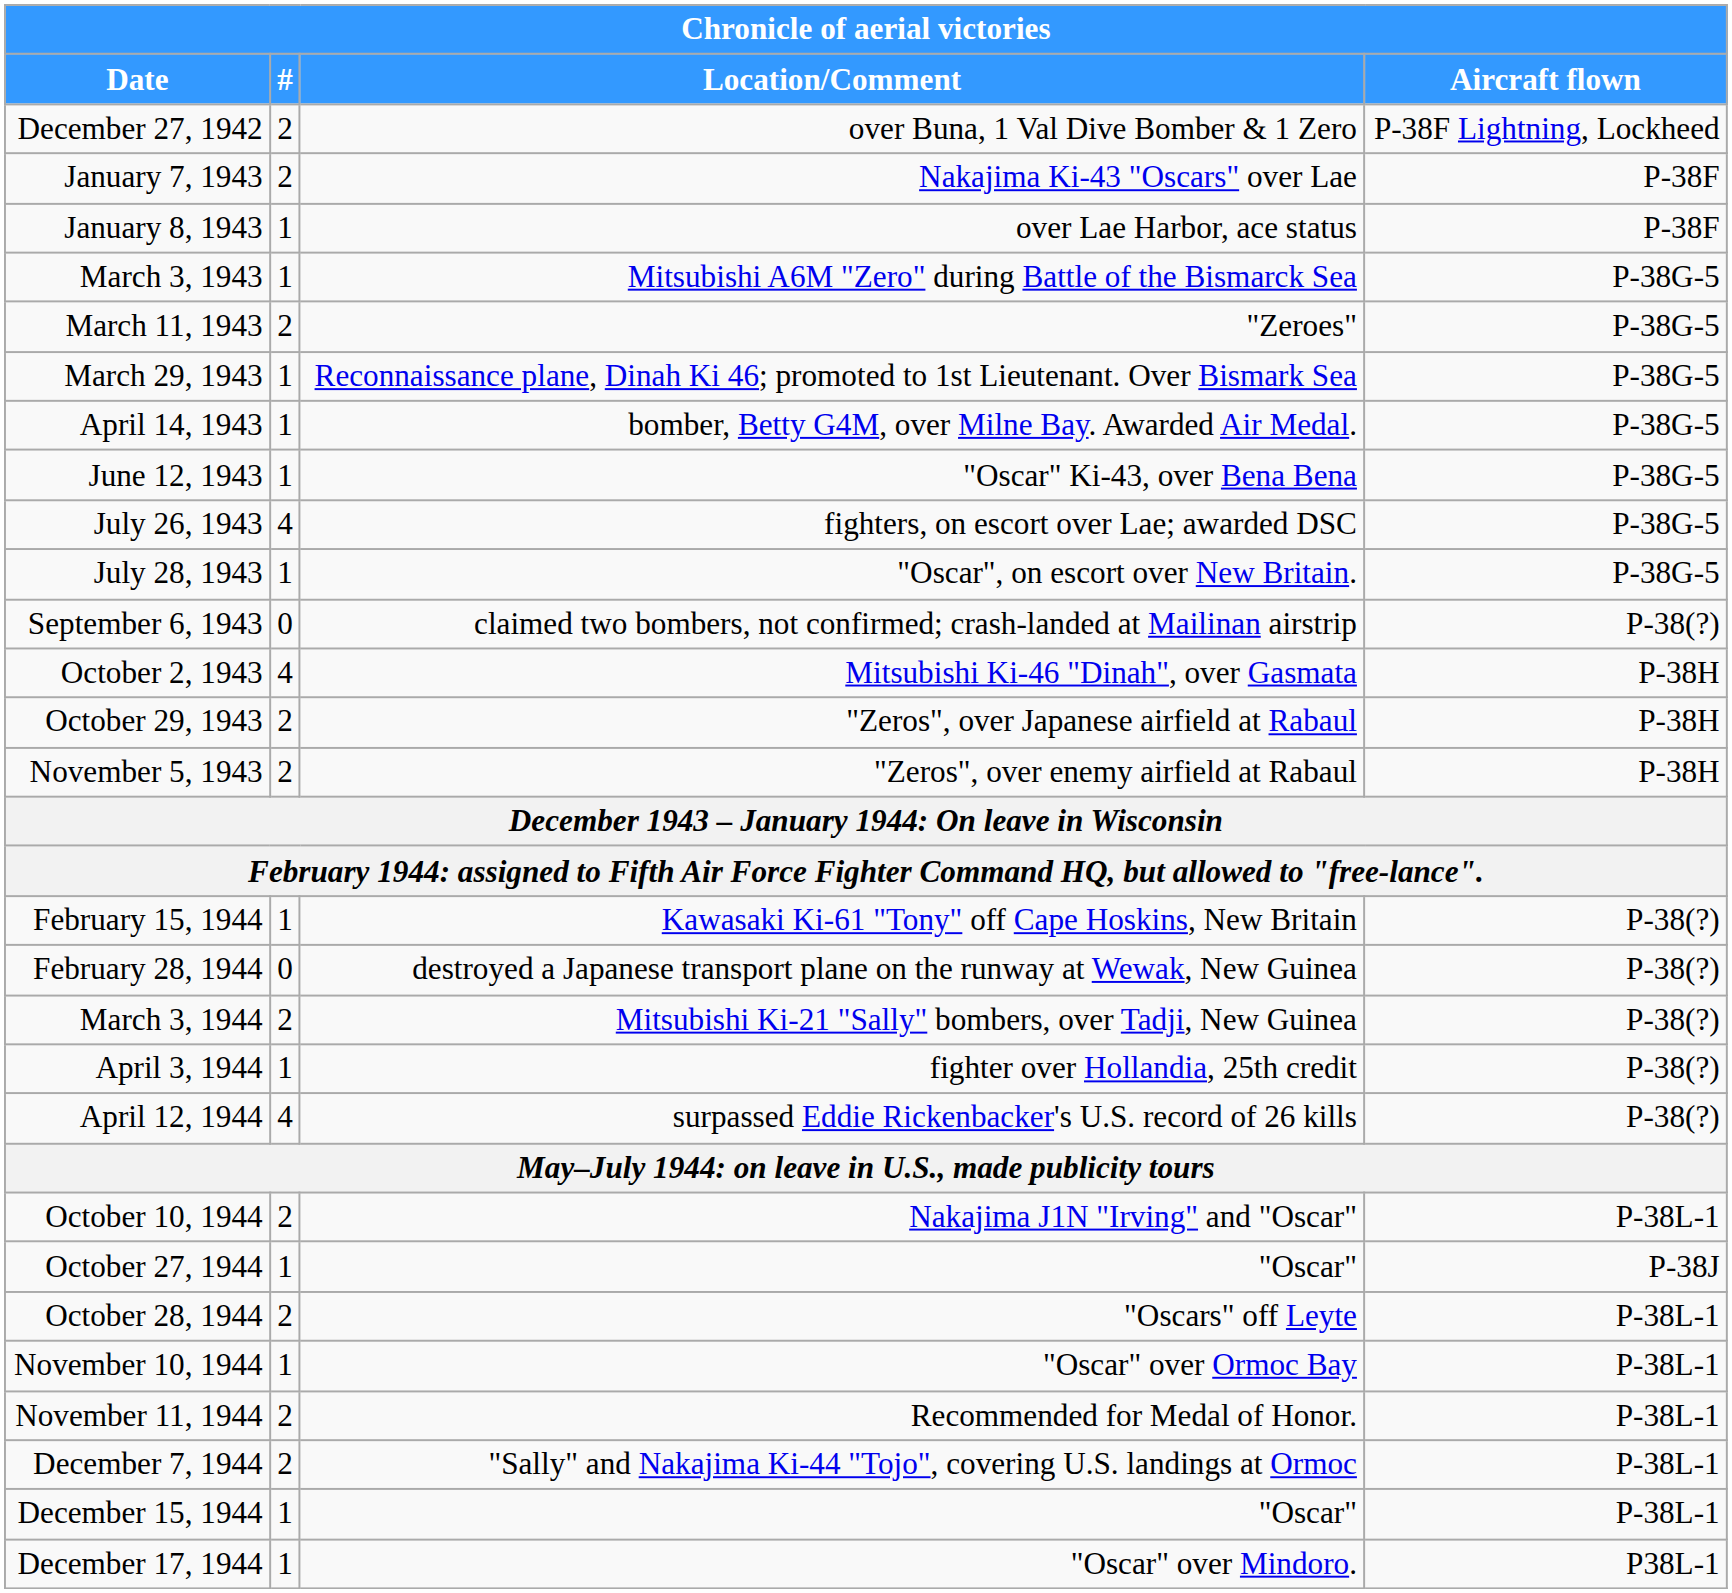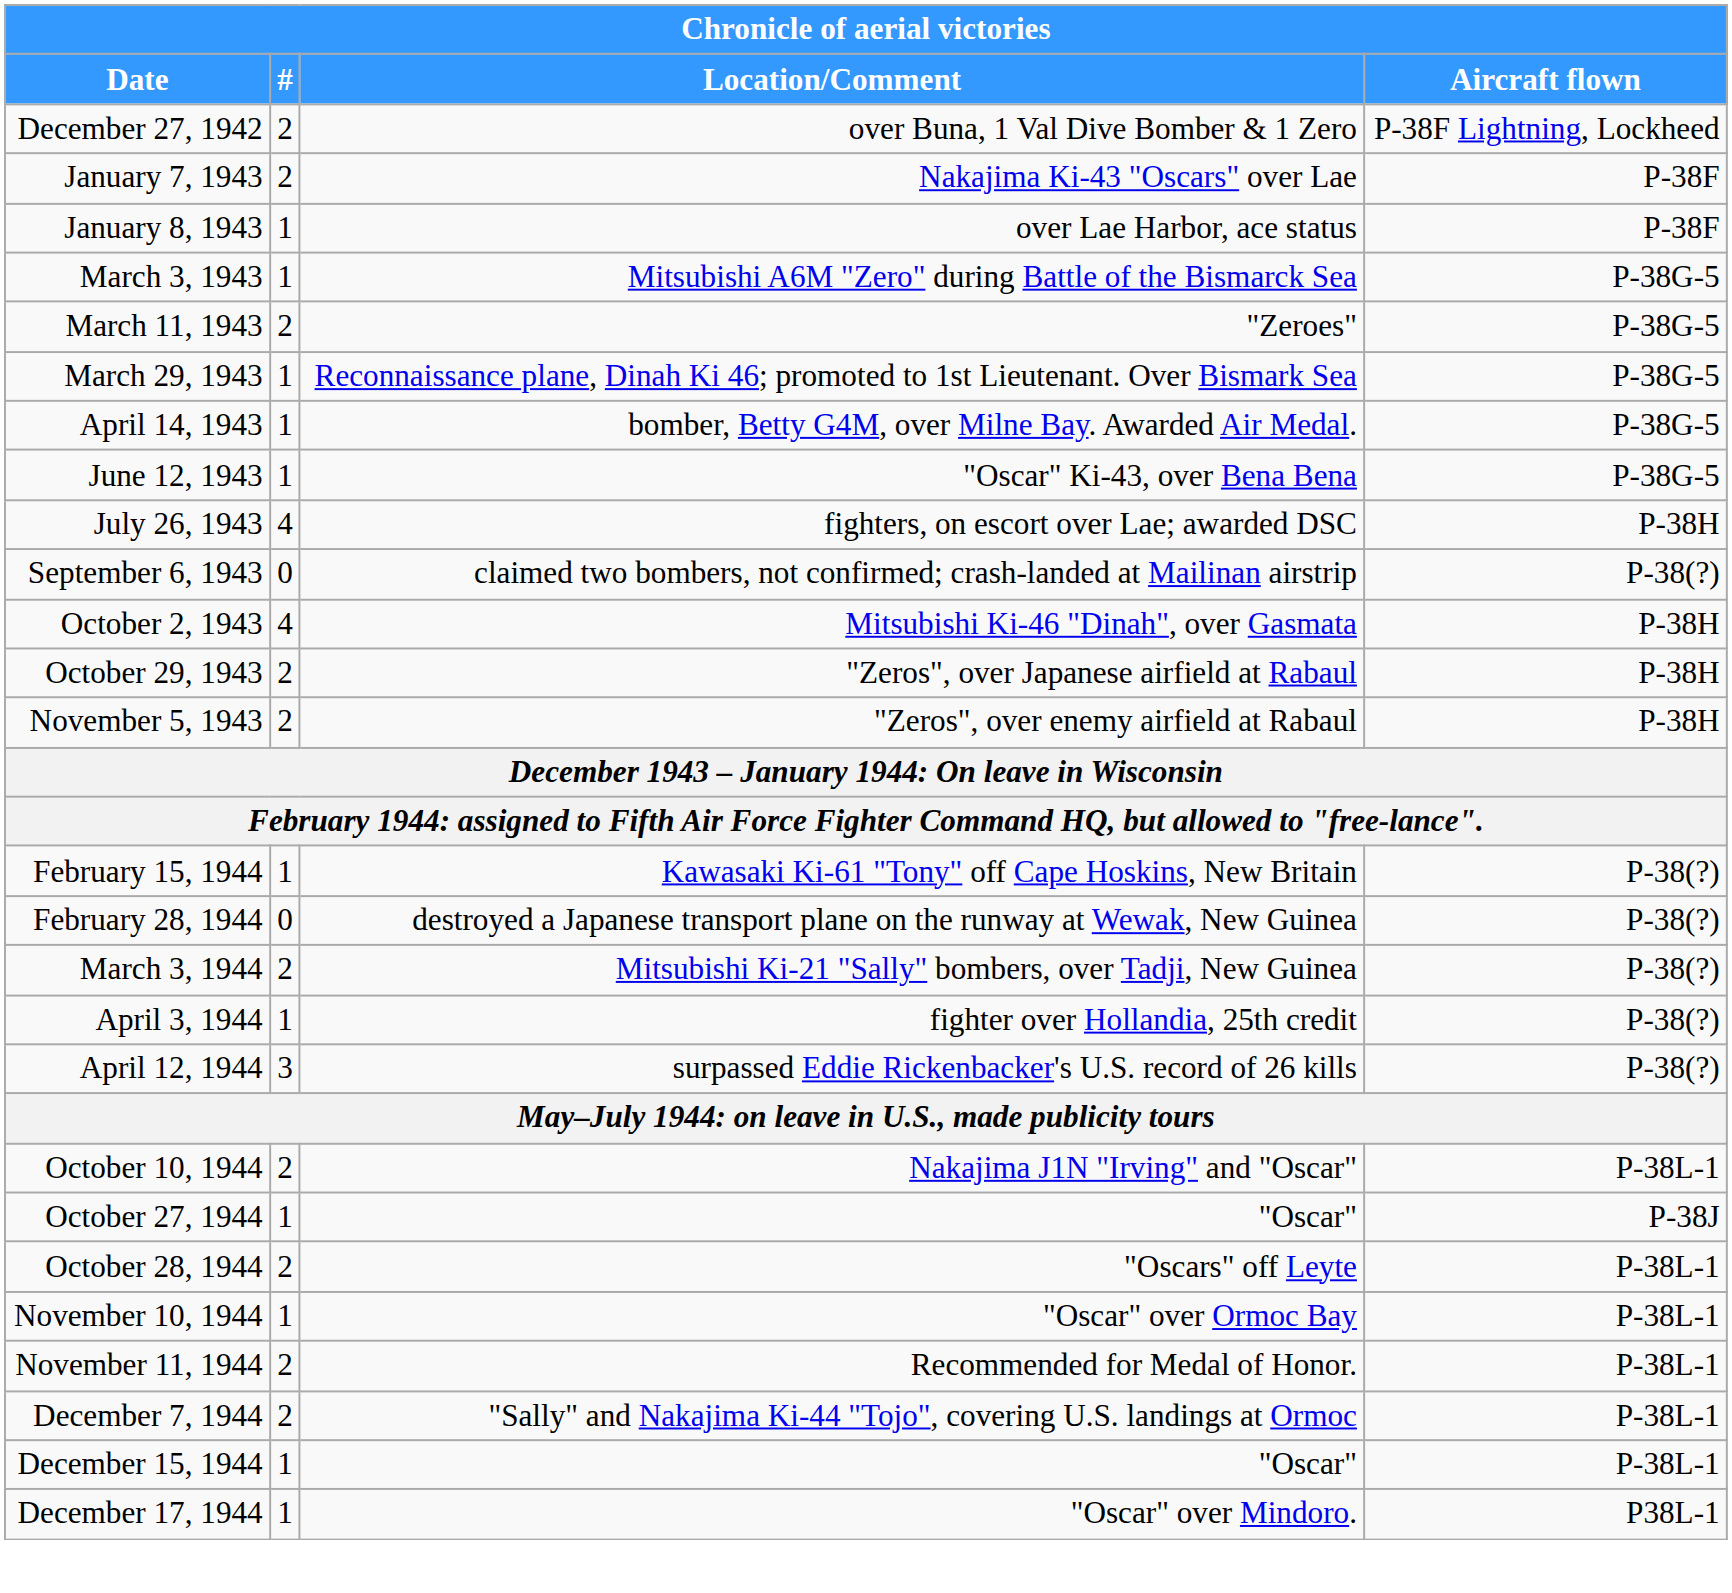(1666, 524) P-38G-5 -> (1679, 524) P-38H
- row: (178, 573)
(285, 1117) 4 -> (285, 1068) 3
